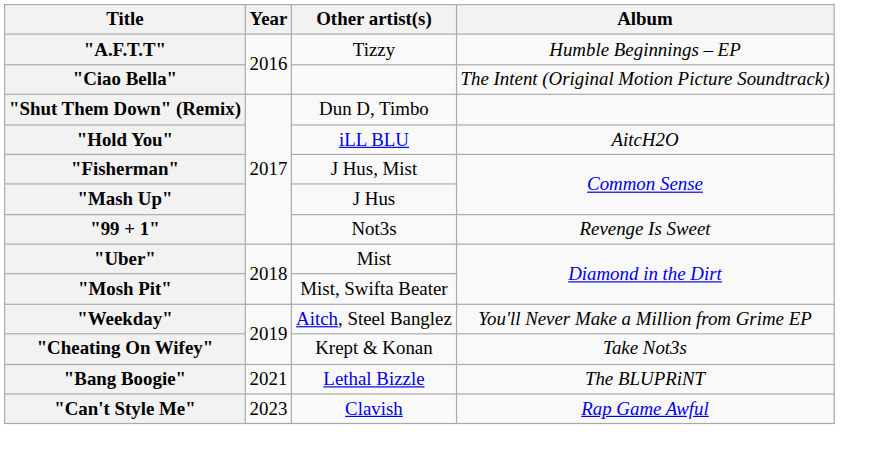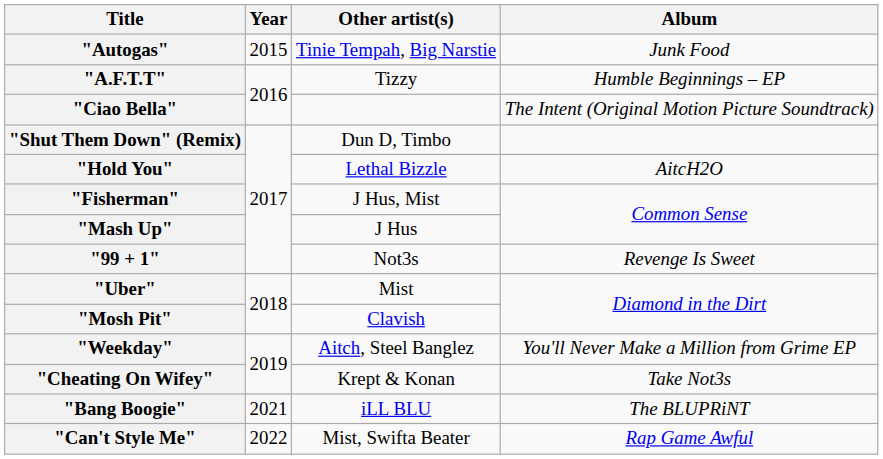+ row: (125, 49)
(374, 139) iLL BLU -> (396, 169) Lethal Bizzle
(374, 288) Mist, Swifta Beater -> (396, 318) Clavish
(374, 378) Lethal Bizzle -> (396, 408) iLL BLU
(269, 408) 2023 -> (269, 438) 2022
(374, 408) Clavish -> (396, 438) Mist, Swifta Beater
